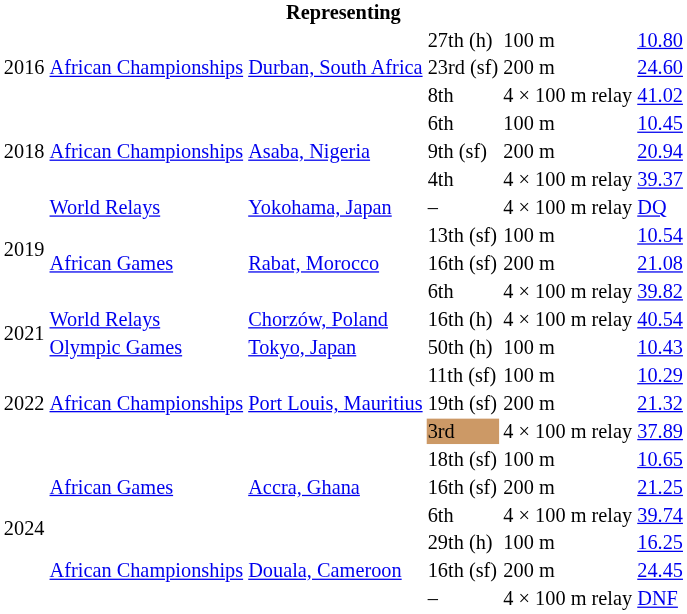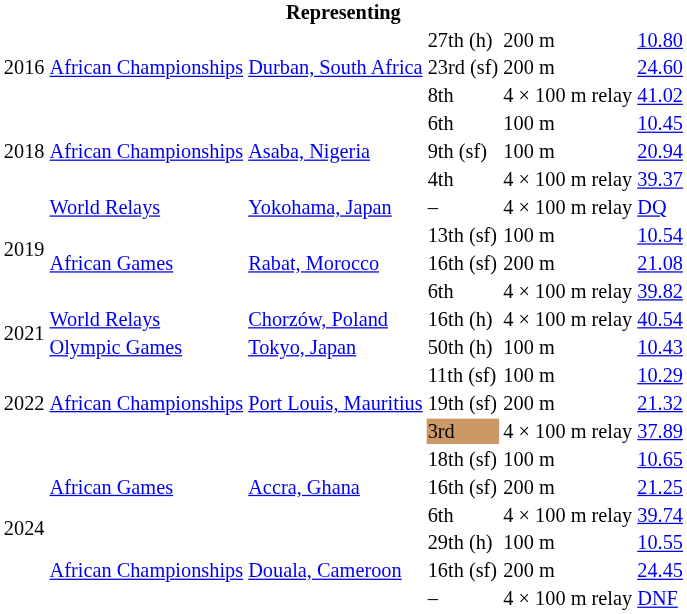(529, 40) 100 m -> (529, 40) 200 m
(529, 151) 200 m -> (529, 151) 100 m
(660, 542) 16.25 -> (660, 542) 10.55
